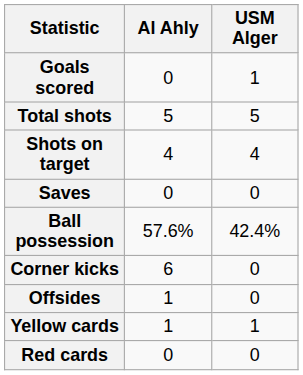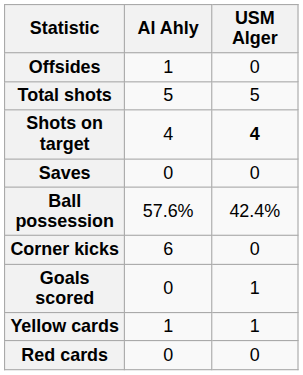rows swapped: (65, 77) <-> (65, 298)
(255, 154) normal -> (255, 134) bold
